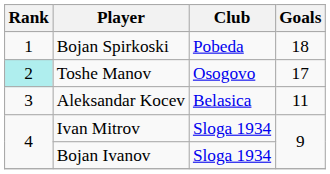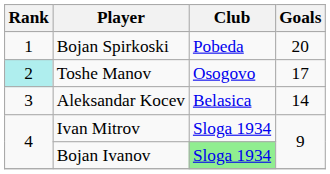(300, 45) 18 -> (300, 45) 20
(300, 100) 11 -> (300, 100) 14
(232, 155) no background -> (232, 155) lightgreen background
